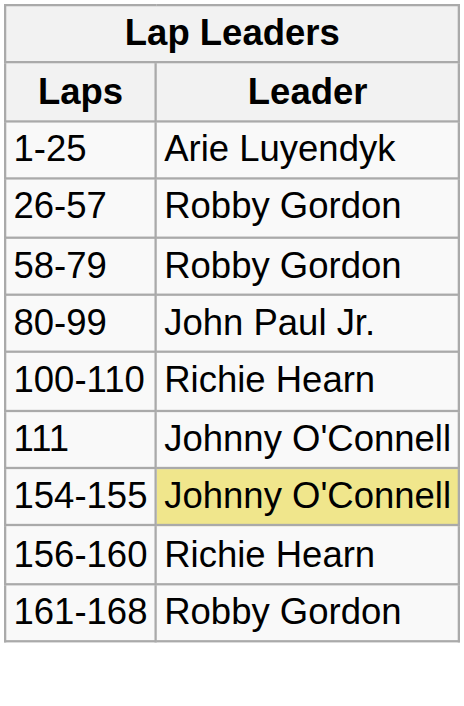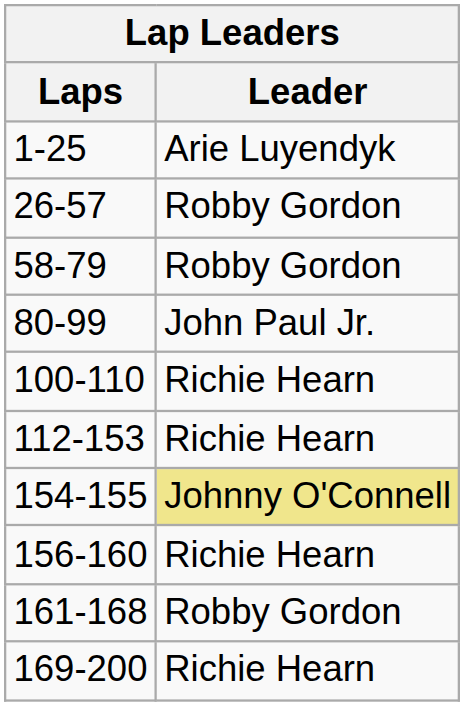- row: (41, 438)
+ row: (79, 438)
+ row: (80, 669)
